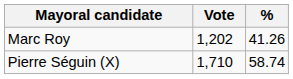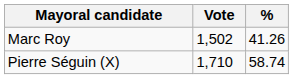(215, 39) 1,202 -> (215, 39) 1,502
